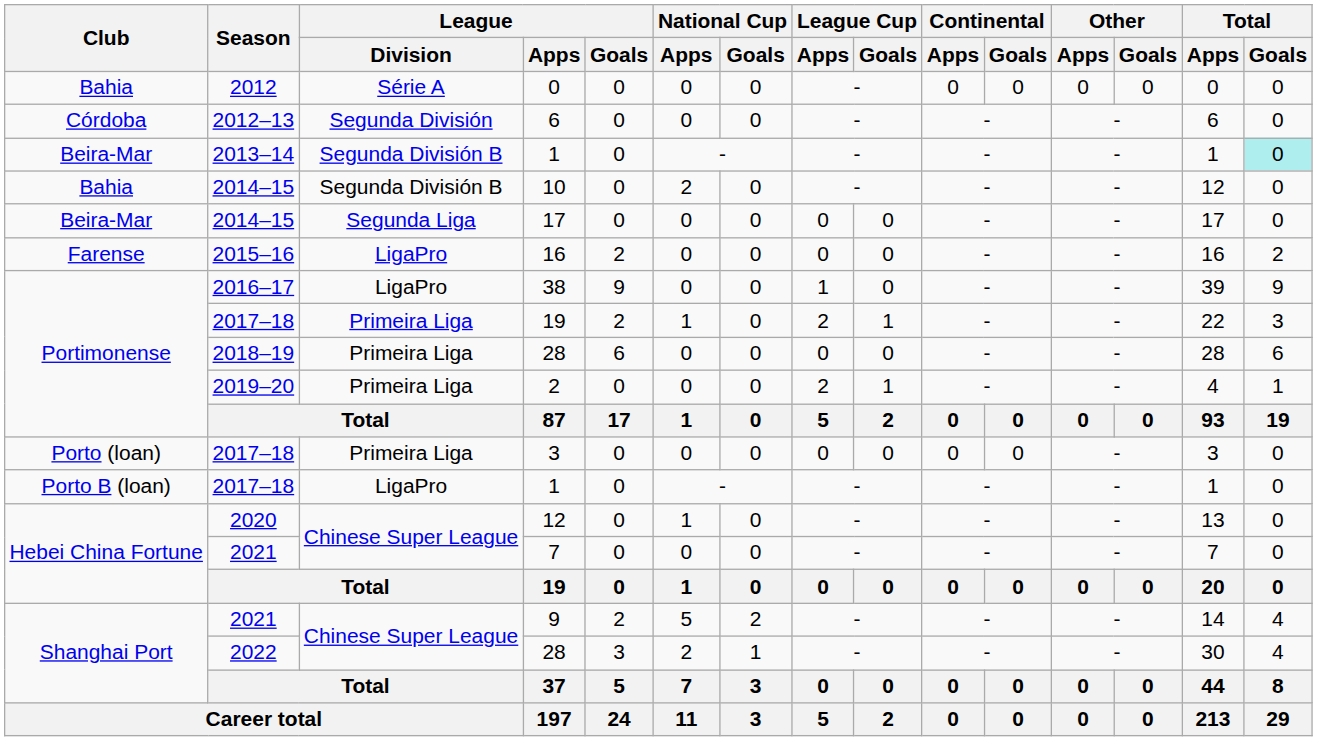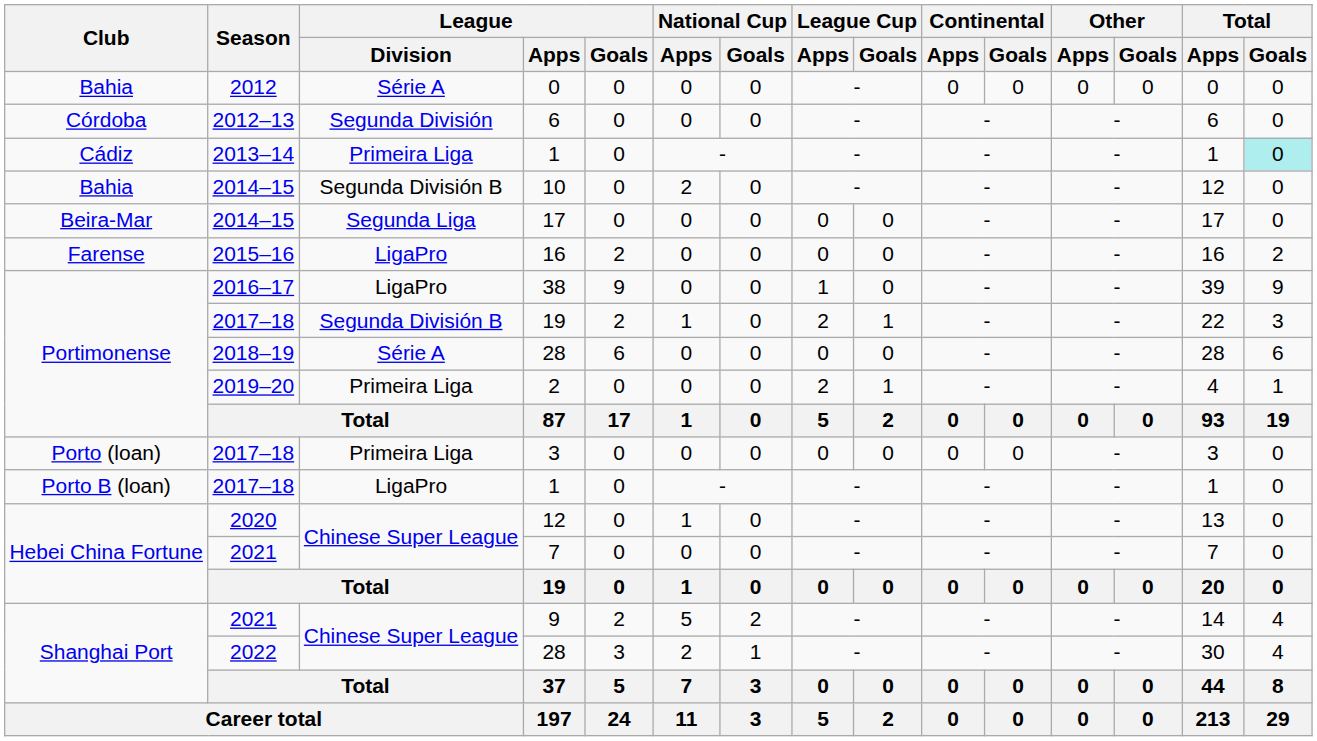(106, 154) Beira-Mar -> (106, 154) Cádiz
(411, 154) Segunda División B -> (411, 154) Primeira Liga
(411, 320) Primeira Liga -> (411, 320) Segunda División B
(411, 353) Primeira Liga -> (411, 353) Série A
